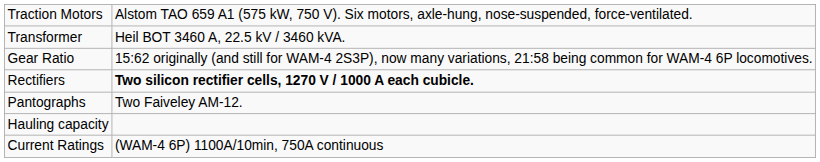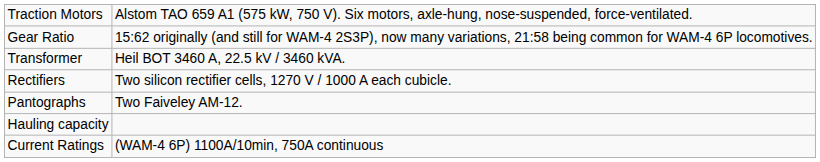rows swapped: (41, 59) <-> (45, 37)
(294, 80) bold -> (283, 80) normal
